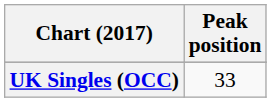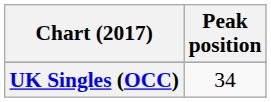(225, 79) 33 -> (225, 79) 34
